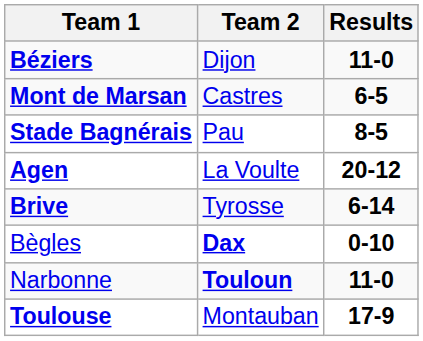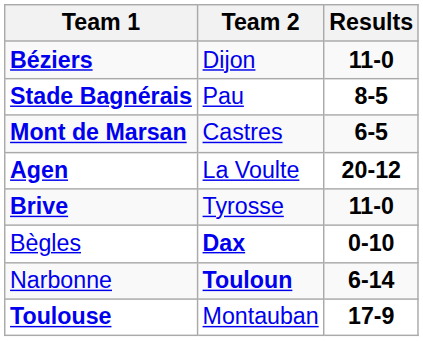rows swapped: (101, 133) <-> (98, 96)
(371, 206) 6-14 -> (371, 206) 11-0
(371, 280) 11-0 -> (371, 280) 6-14
